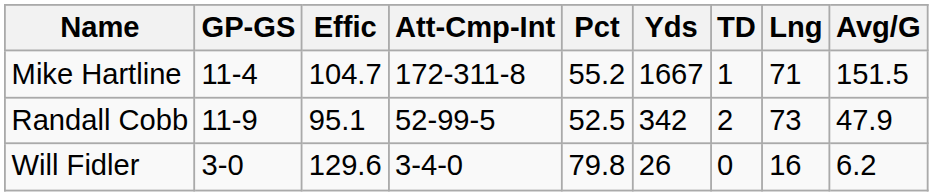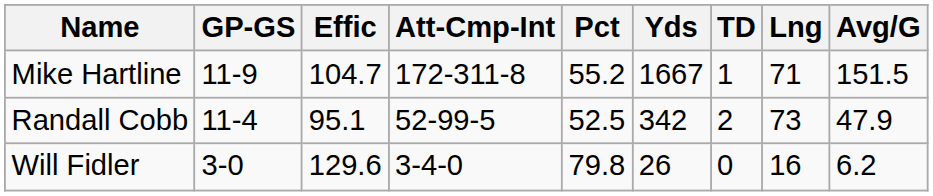(230, 73) 11-4 -> (230, 73) 11-9
(230, 119) 11-9 -> (230, 119) 11-4
